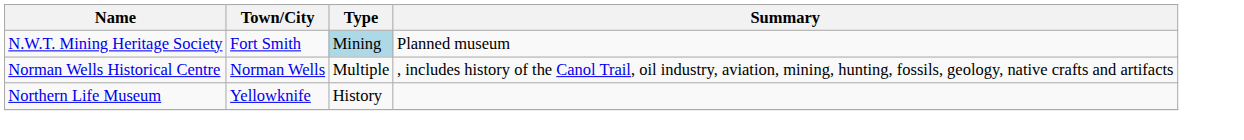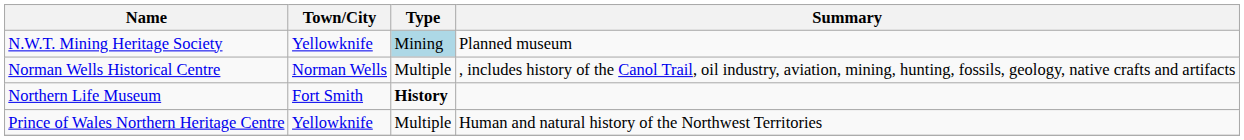(266, 43) Fort Smith -> (332, 43) Yellowknife
(270, 95) Yellowknife -> (328, 95) Fort Smith
(357, 95) normal -> (421, 95) bold
+ row: (146, 122)
